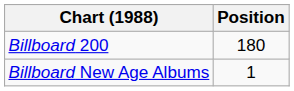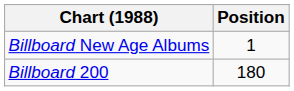rows swapped: (109, 72) <-> (58, 45)
